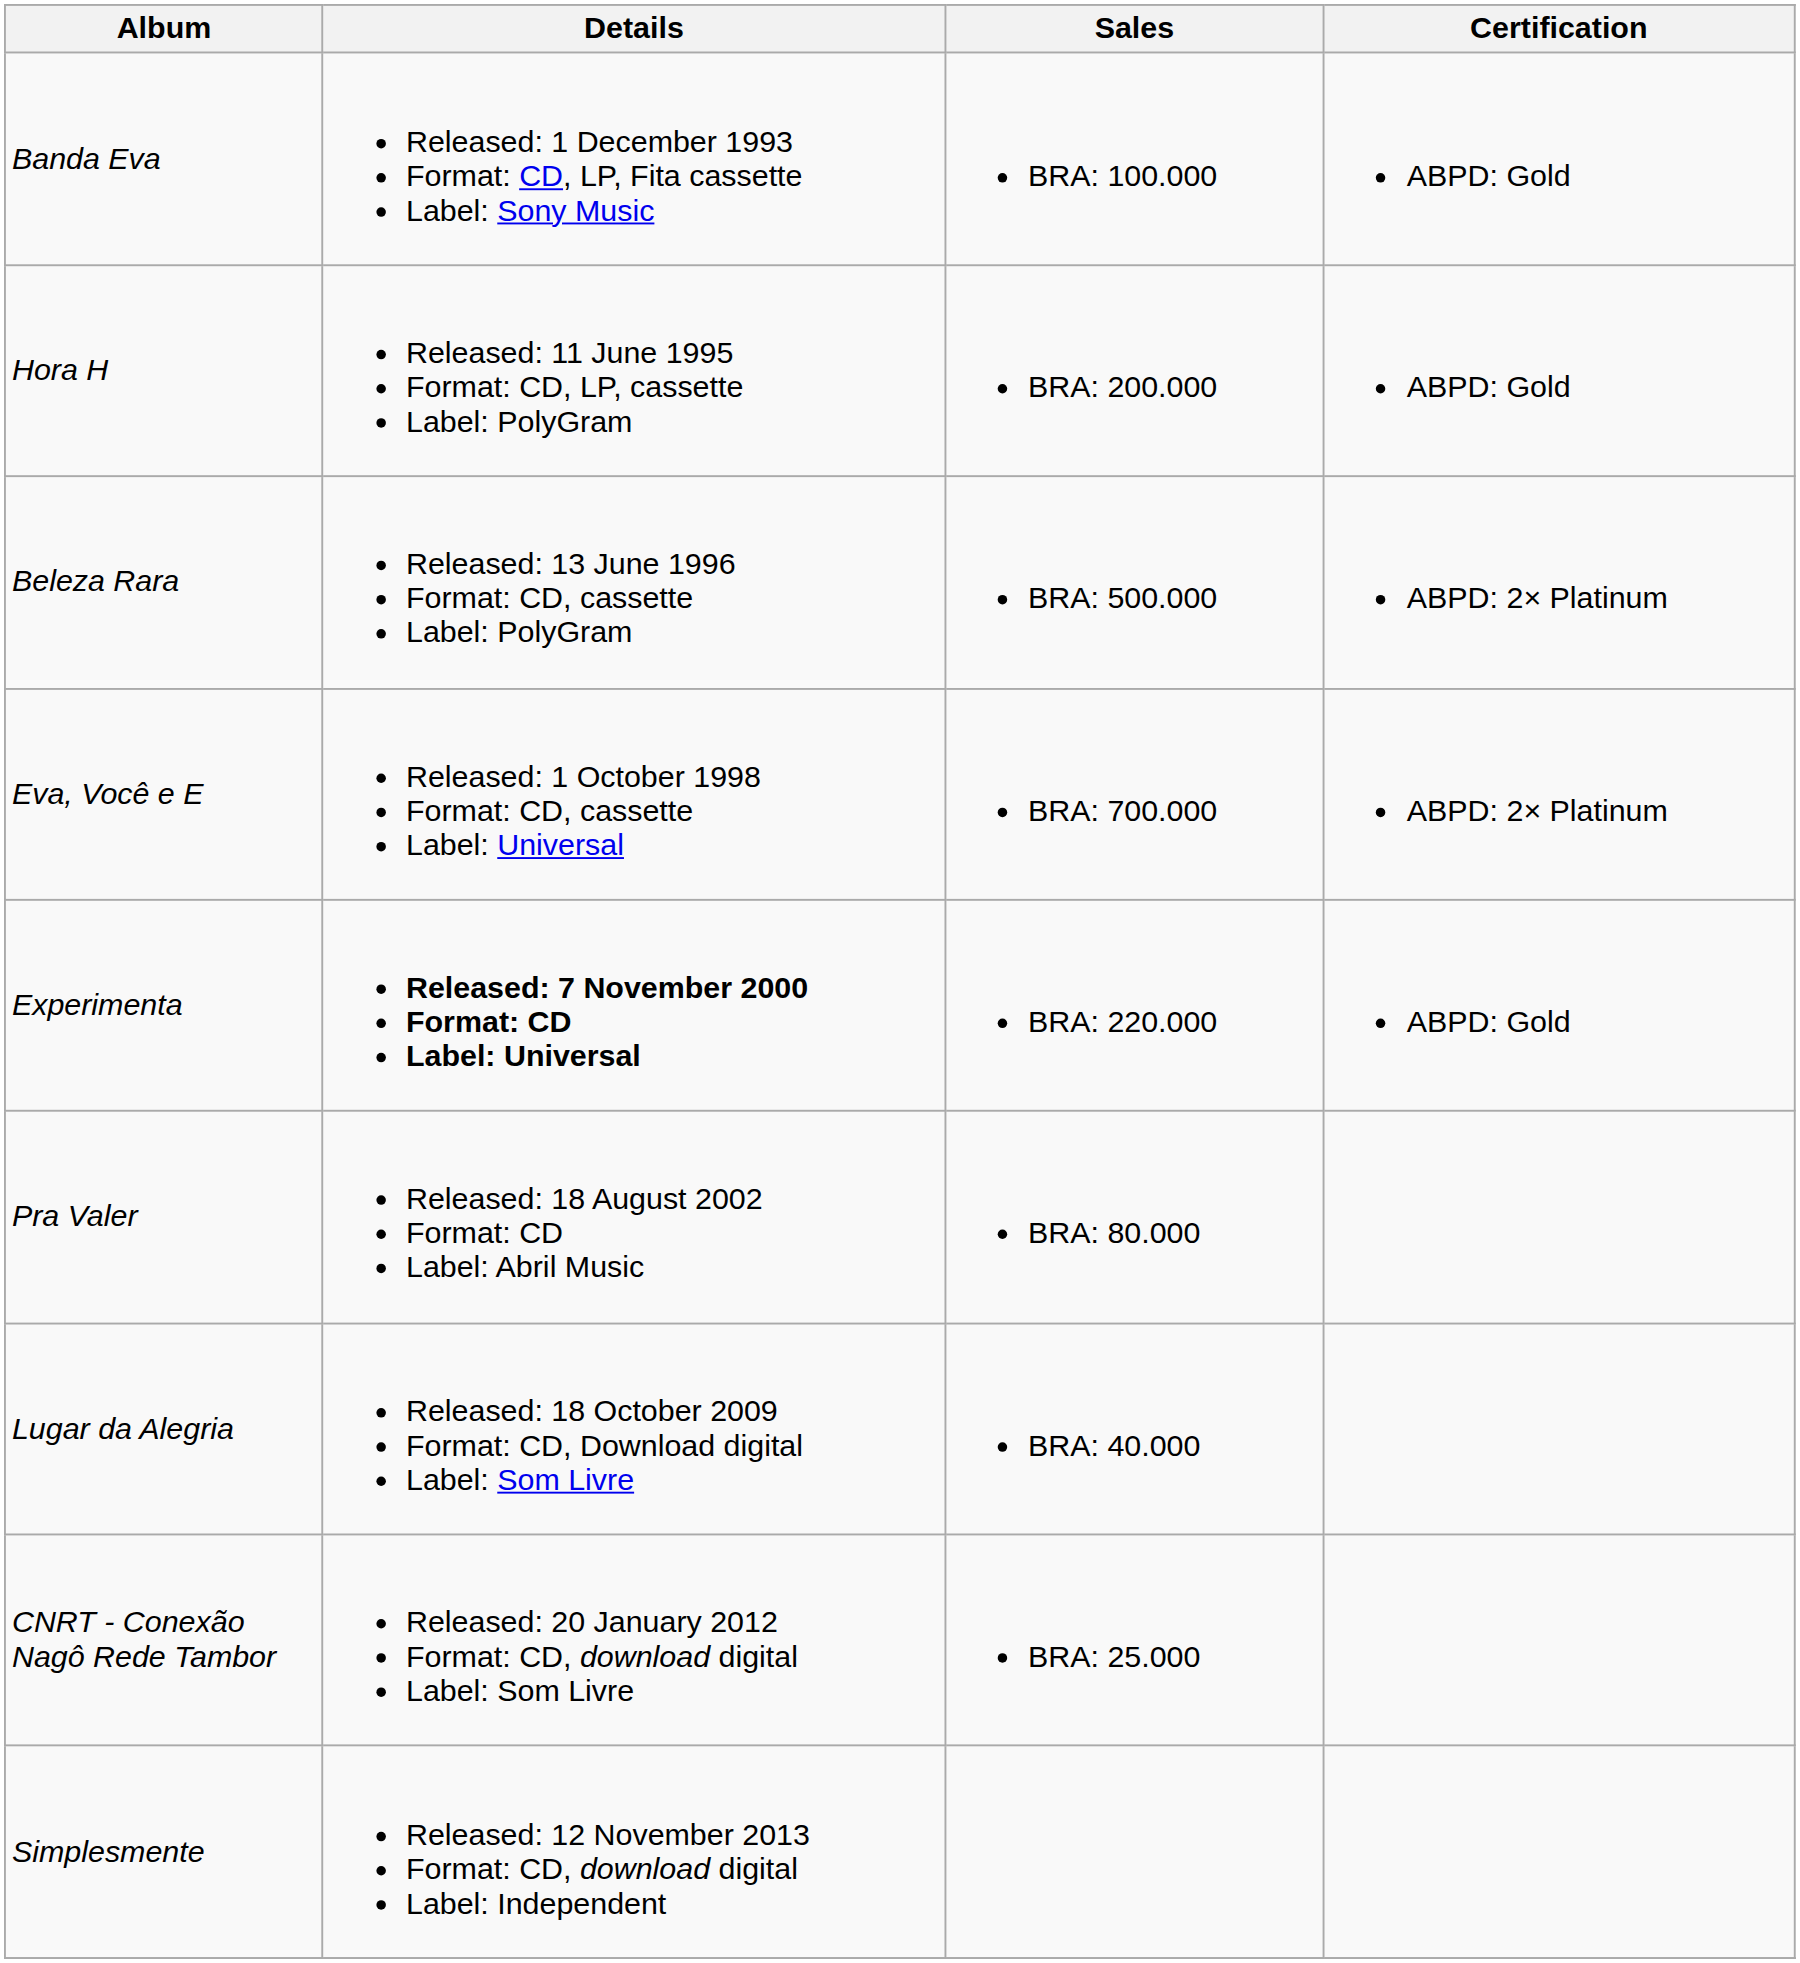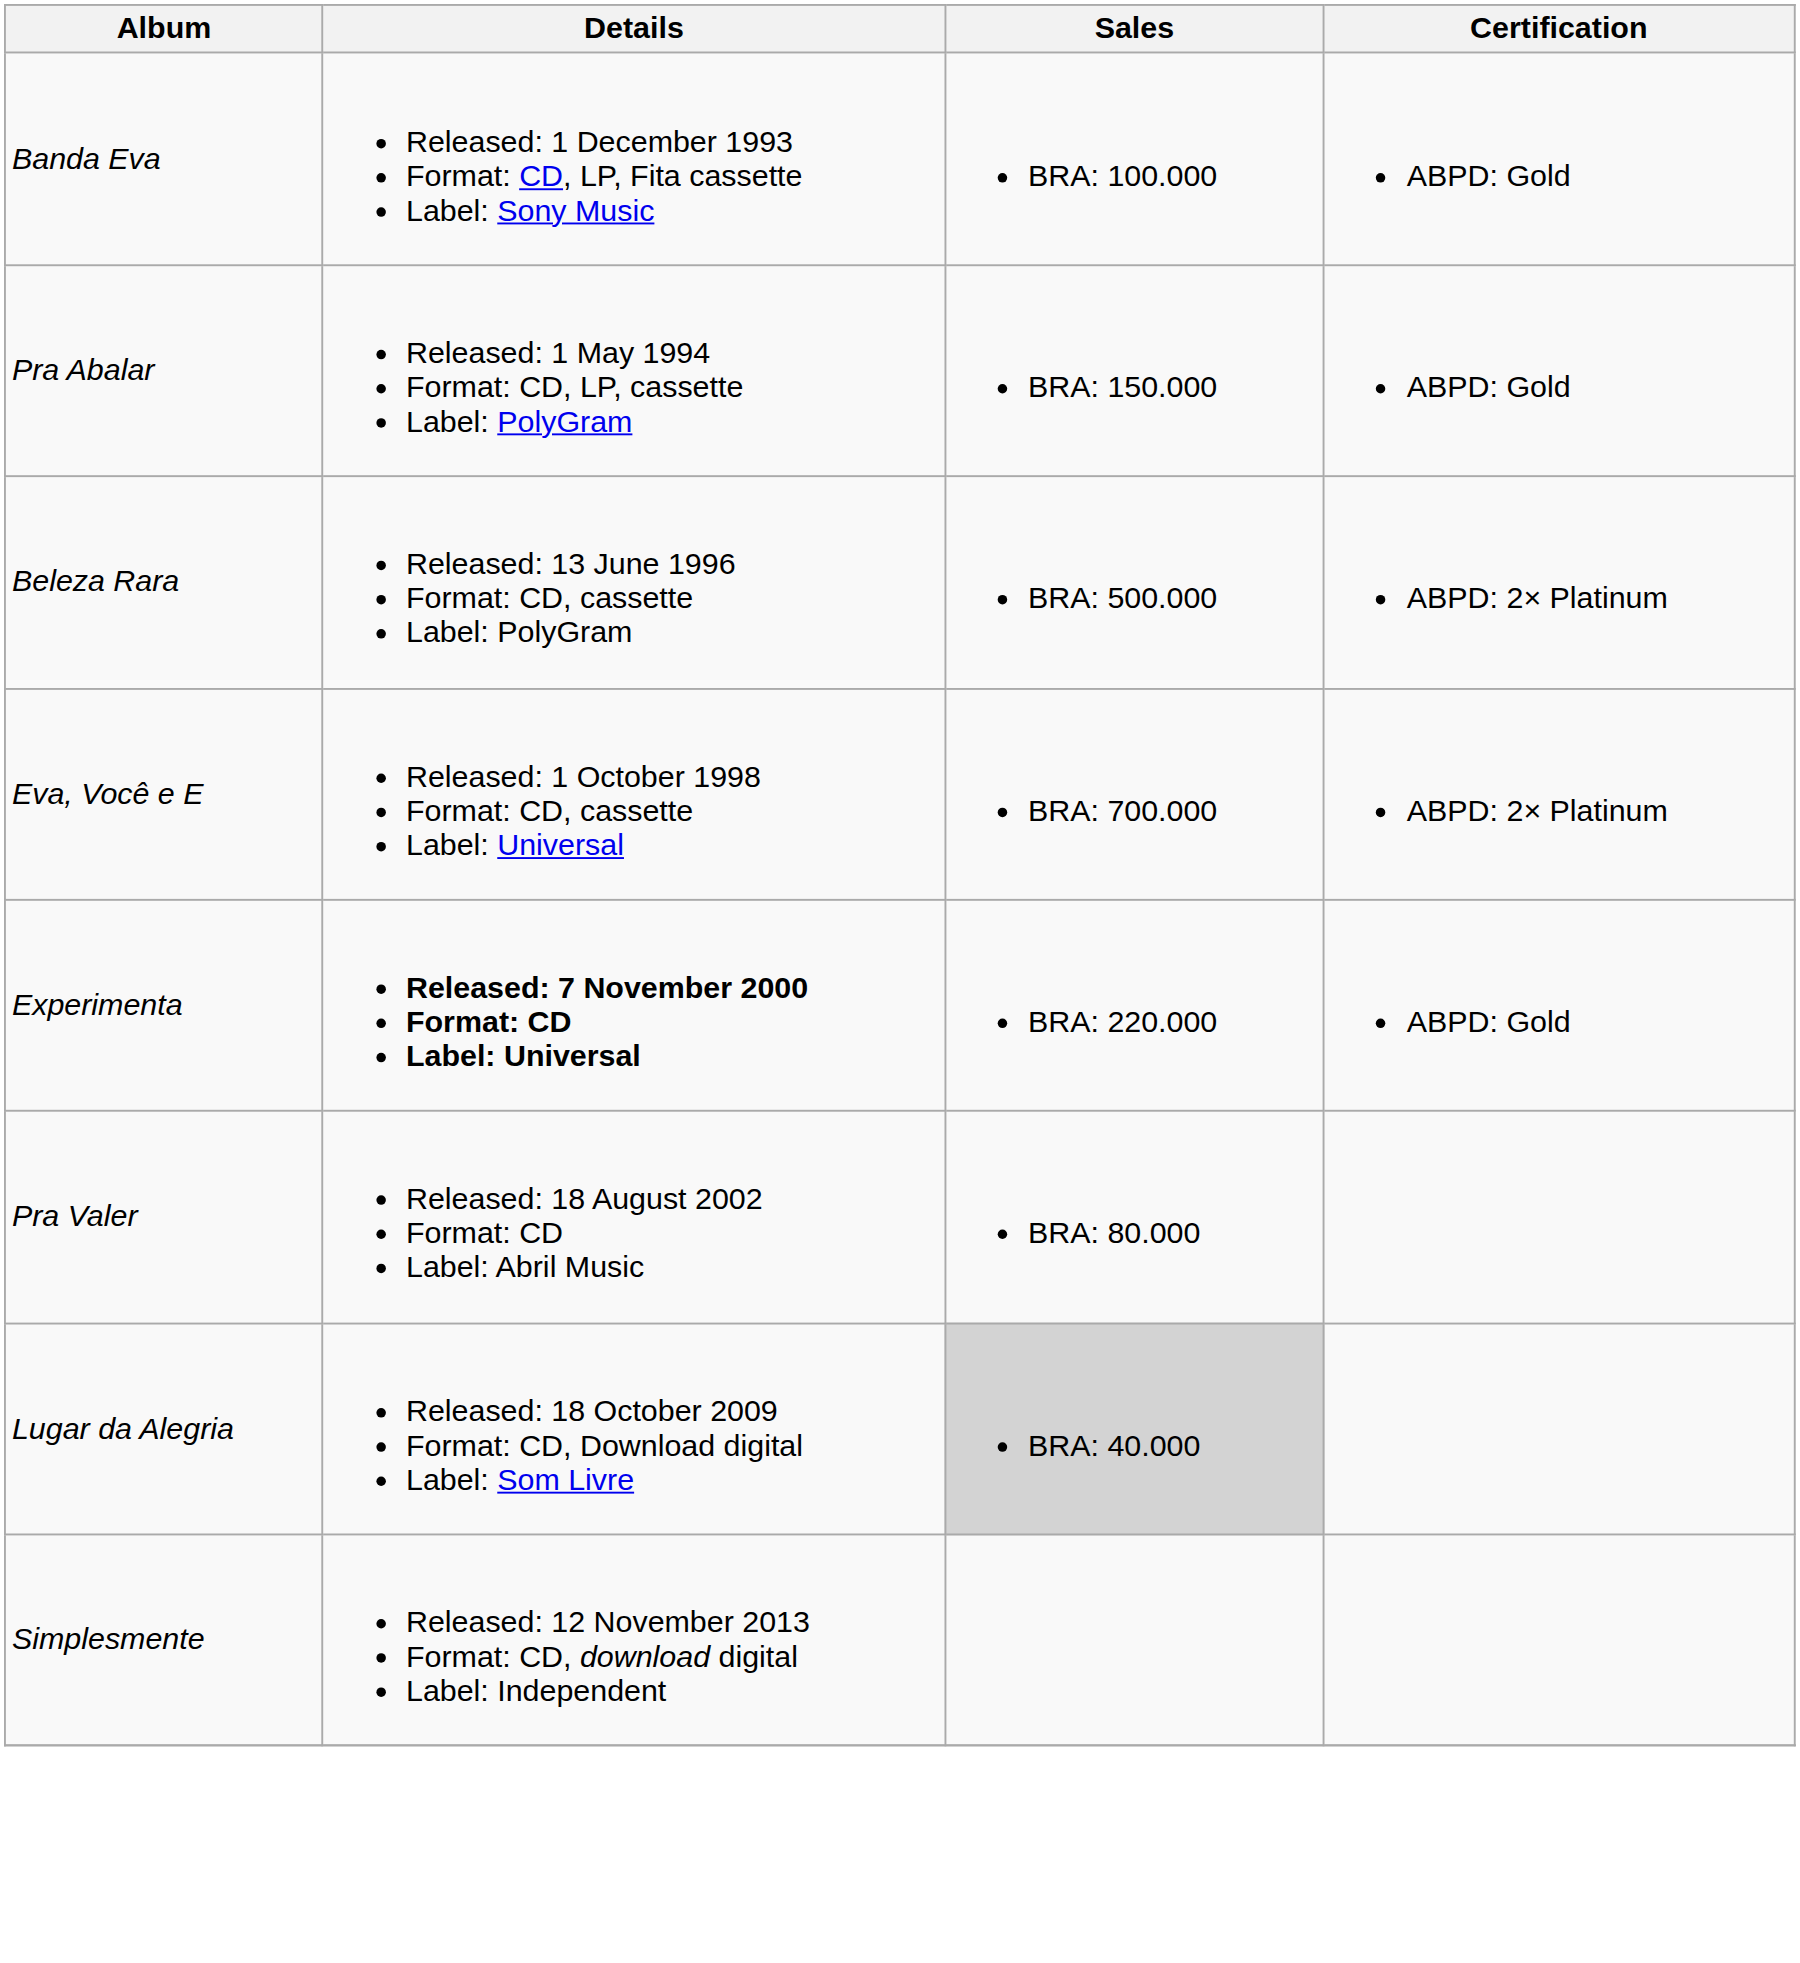+ row: (83, 370)
- row: (60, 370)
(1134, 1446) no background -> (1134, 1446) lightgrey background
- row: (144, 1639)
